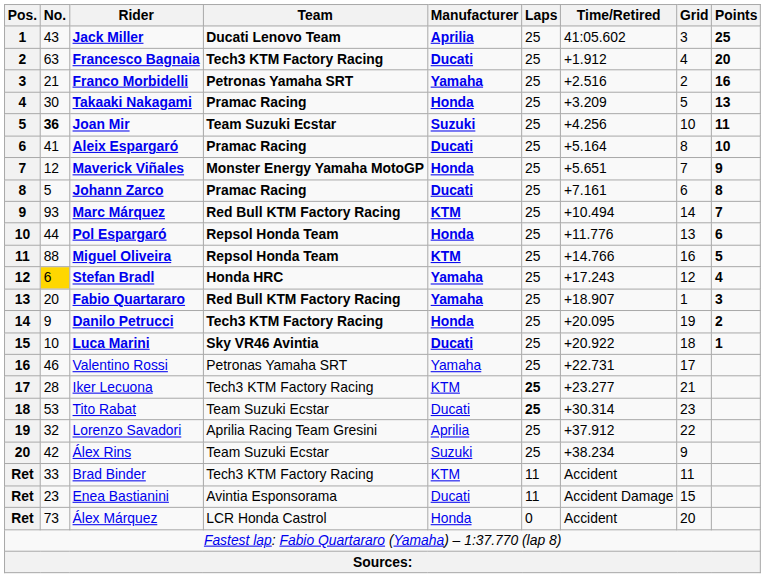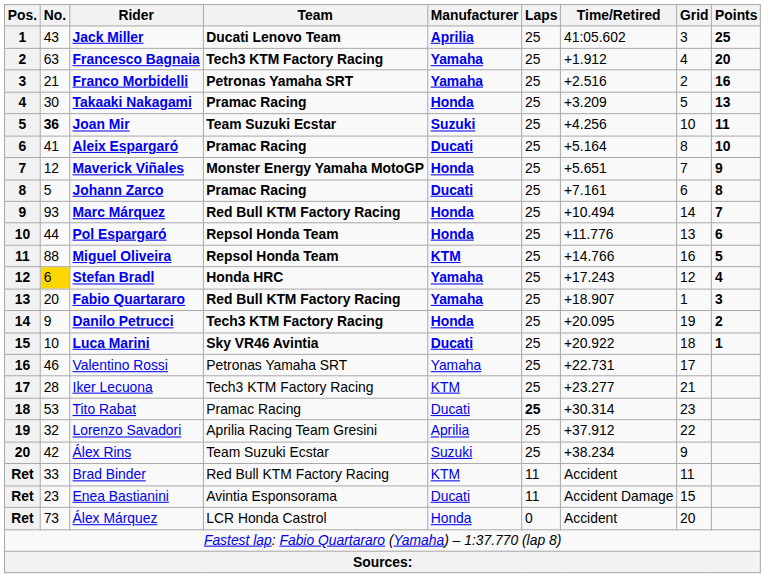(452, 59) Ducati -> (457, 59) Yamaha
(446, 212) KTM -> (452, 212) Honda
(533, 387) bold -> (533, 387) normal
(268, 409) Team Suzuki Ecstar -> (254, 409) Pramac Racing
(290, 474) Tech3 KTM Factory Racing -> (298, 474) Red Bull KTM Factory Racing
